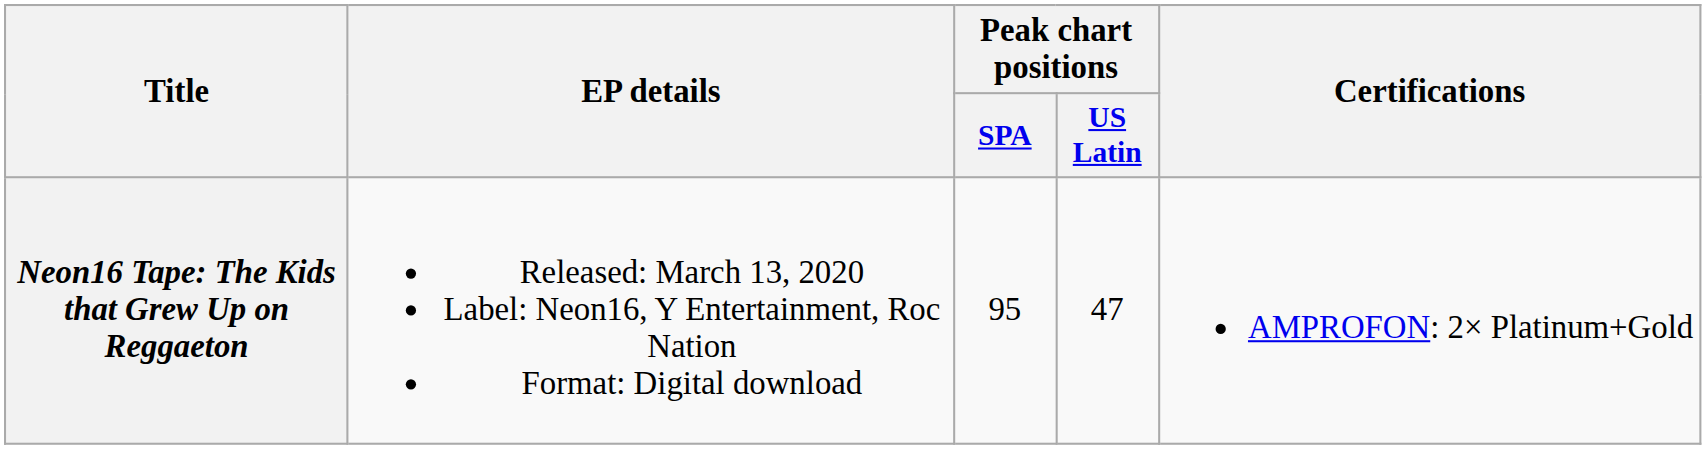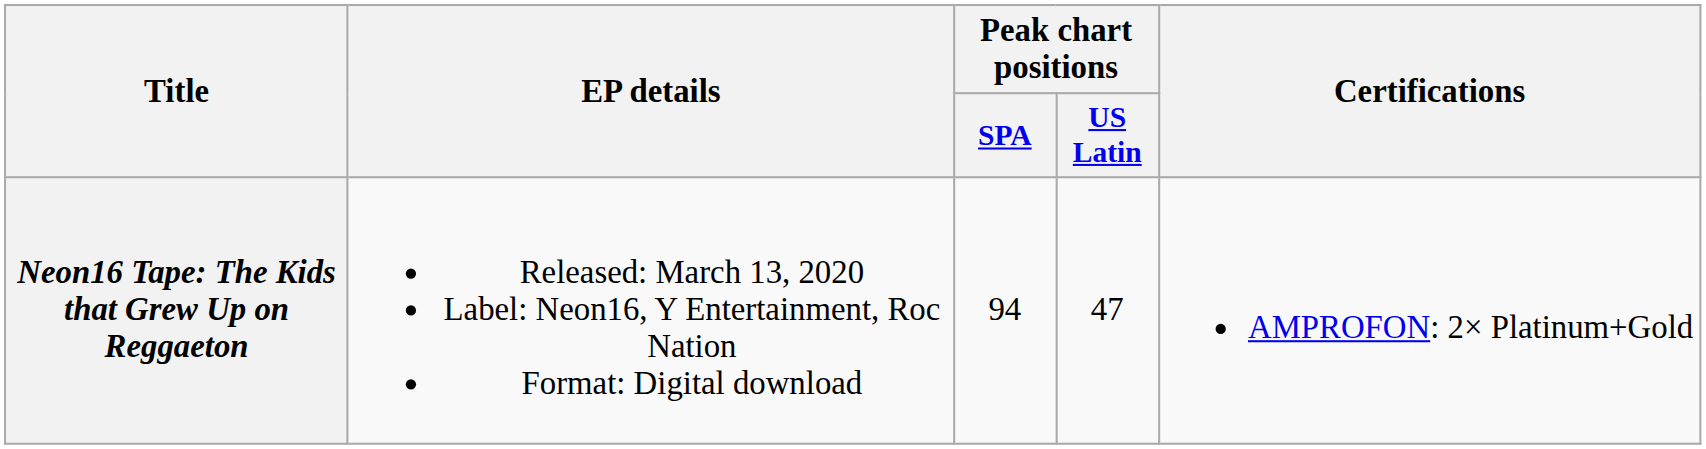(1005, 309) 95 -> (1005, 309) 94
